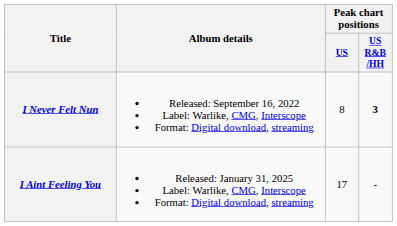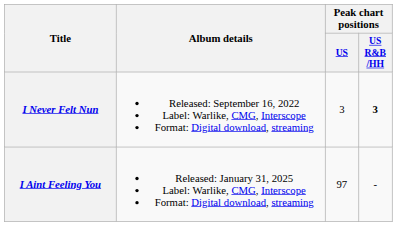(342, 109) 8 -> (342, 109) 3
(342, 184) 17 -> (342, 184) 97
